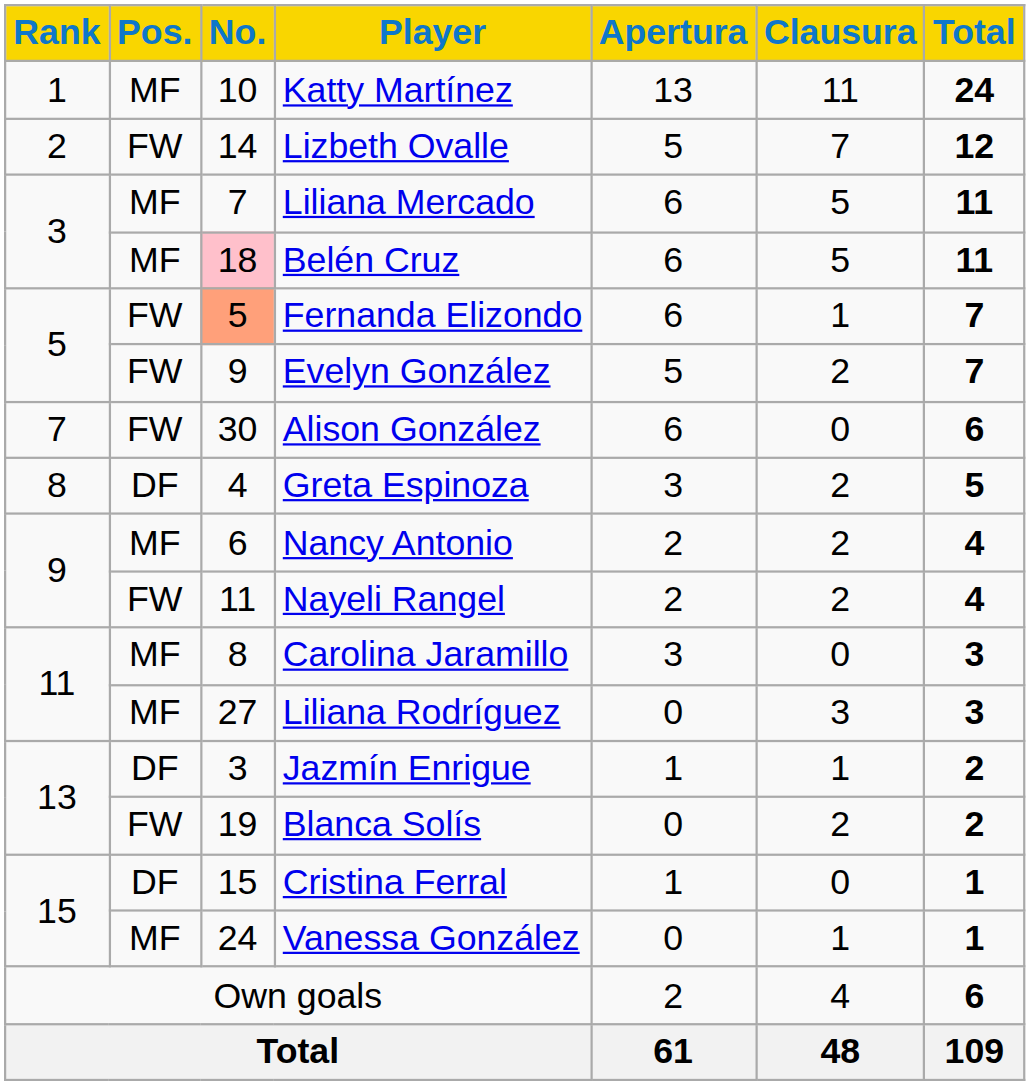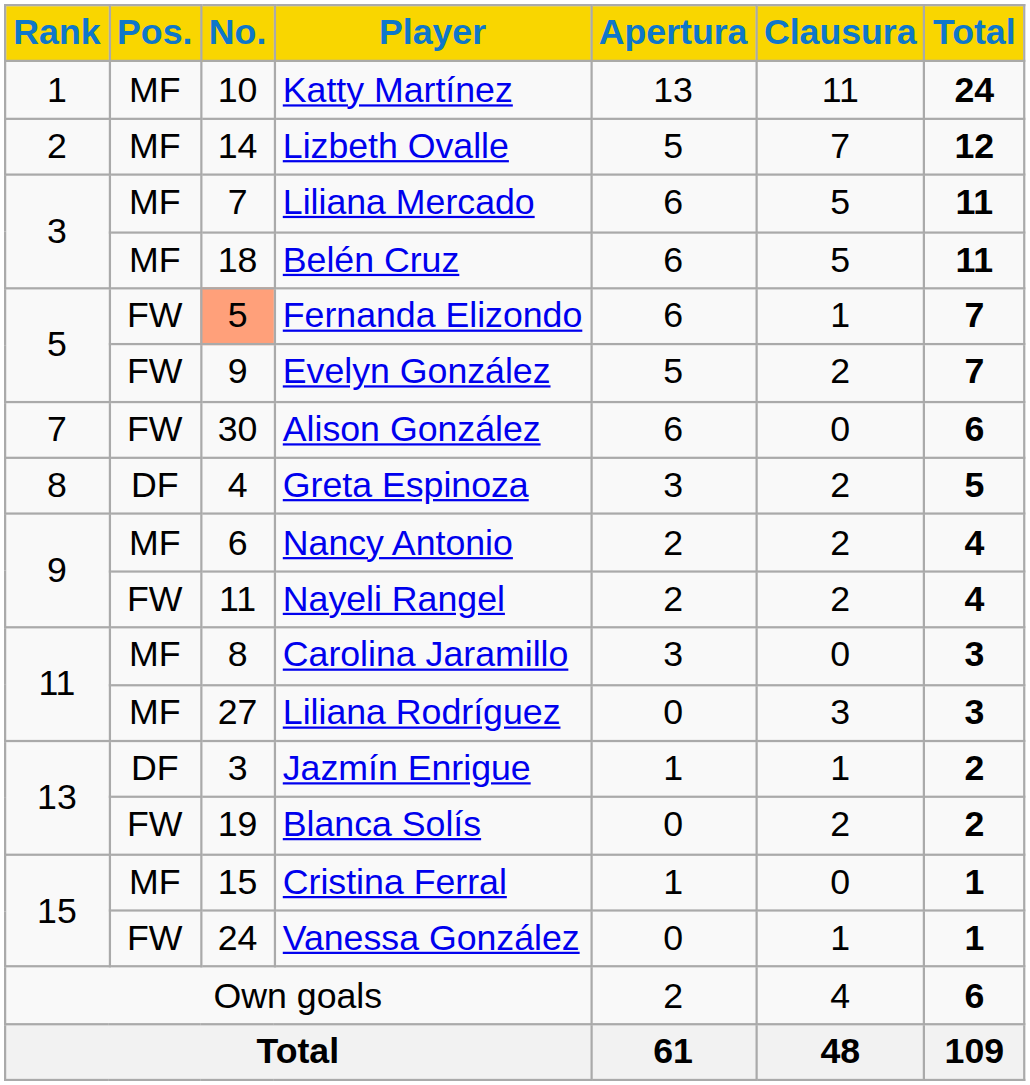(155, 145) FW -> (155, 145) MF
(238, 259) pink background -> (238, 259) no background
(155, 881) DF -> (155, 881) MF
(155, 938) MF -> (155, 938) FW
